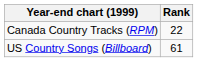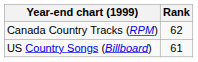(176, 30) 22 -> (176, 30) 62
